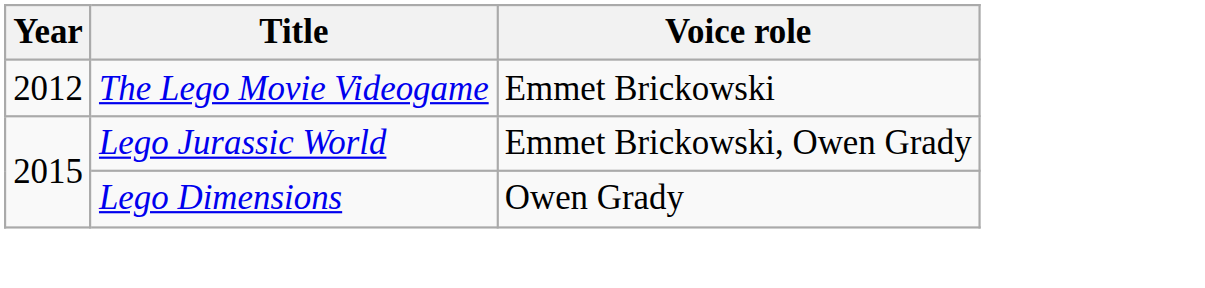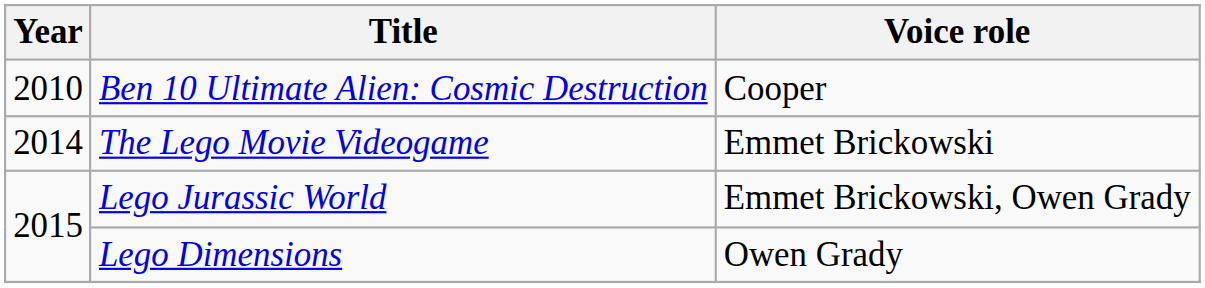+ row: (403, 87)
(48, 87) 2012 -> (48, 142) 2014
